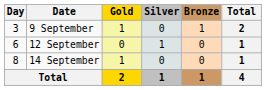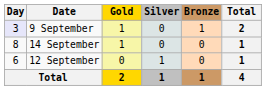(16, 29) no background -> (16, 29) lavender background
rows swapped: (64, 45) <-> (64, 61)
